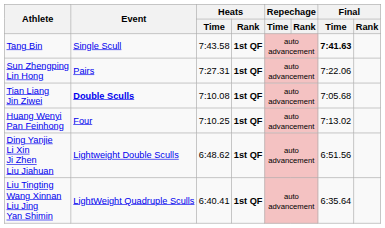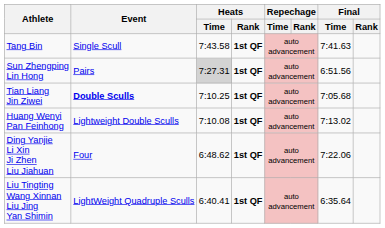(336, 46) bold -> (336, 46) normal
(214, 71) no background -> (214, 71) lightgrey background
(336, 71) 7:22.06 -> (336, 71) 6:51.56
(214, 96) 7:10.08 -> (214, 96) 7:10.25
(83, 121) Four -> (126, 121) Lightweight Double Sculls
(214, 121) 7:10.25 -> (214, 121) 7:10.08
(126, 156) Lightweight Double Sculls -> (83, 156) Four
(336, 156) 6:51.56 -> (336, 156) 7:22.06
